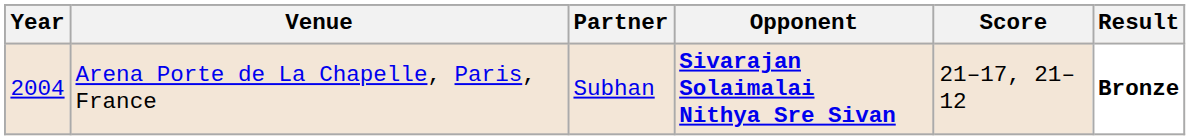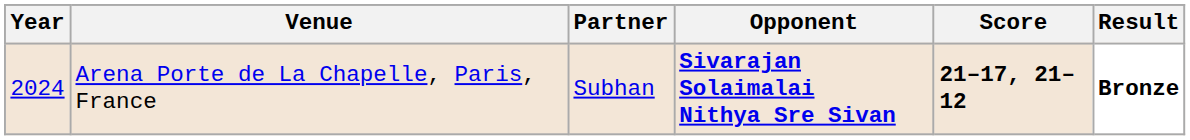(38, 89) 2004 -> (38, 89) 2024
(1007, 89) normal -> (1007, 89) bold
